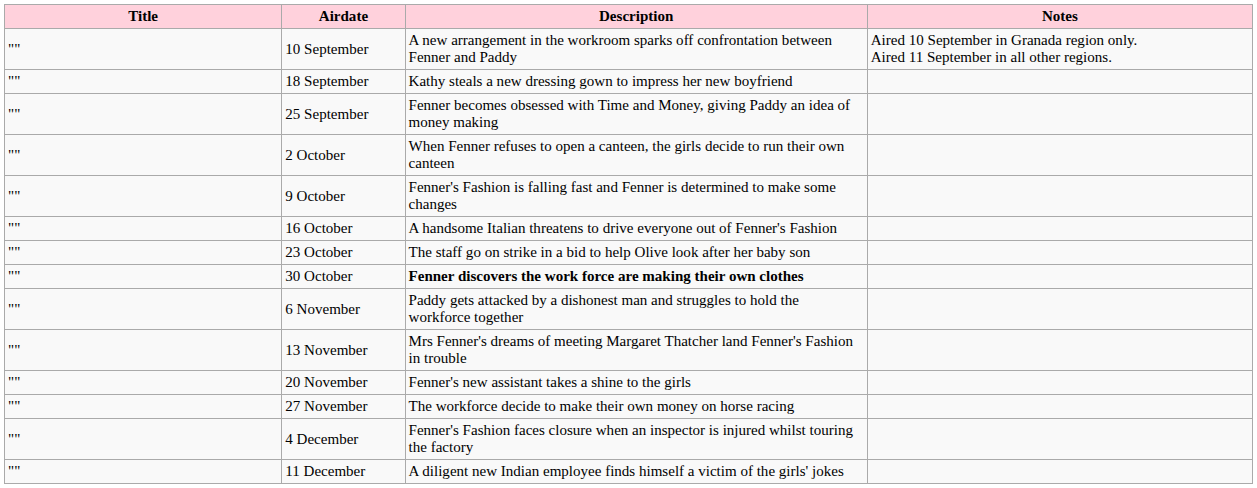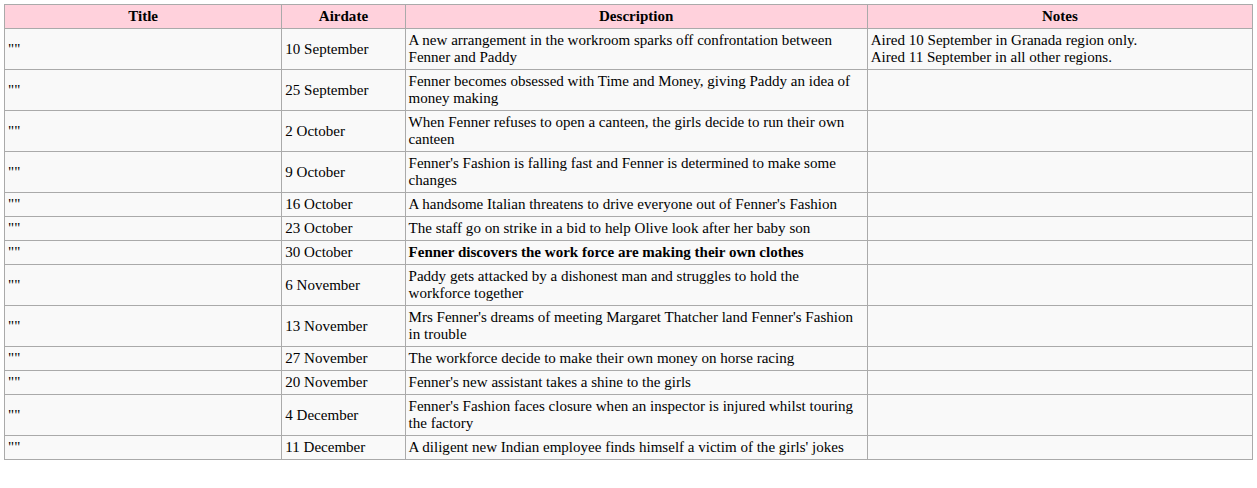- row: (327, 81)
rows swapped: (326, 382) <-> (326, 406)
